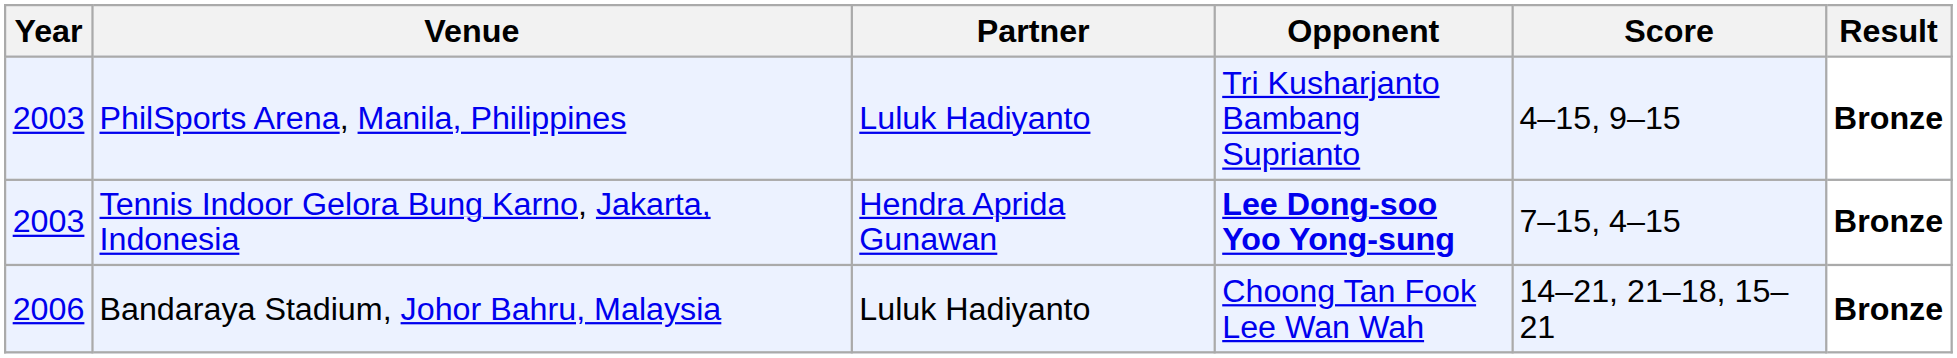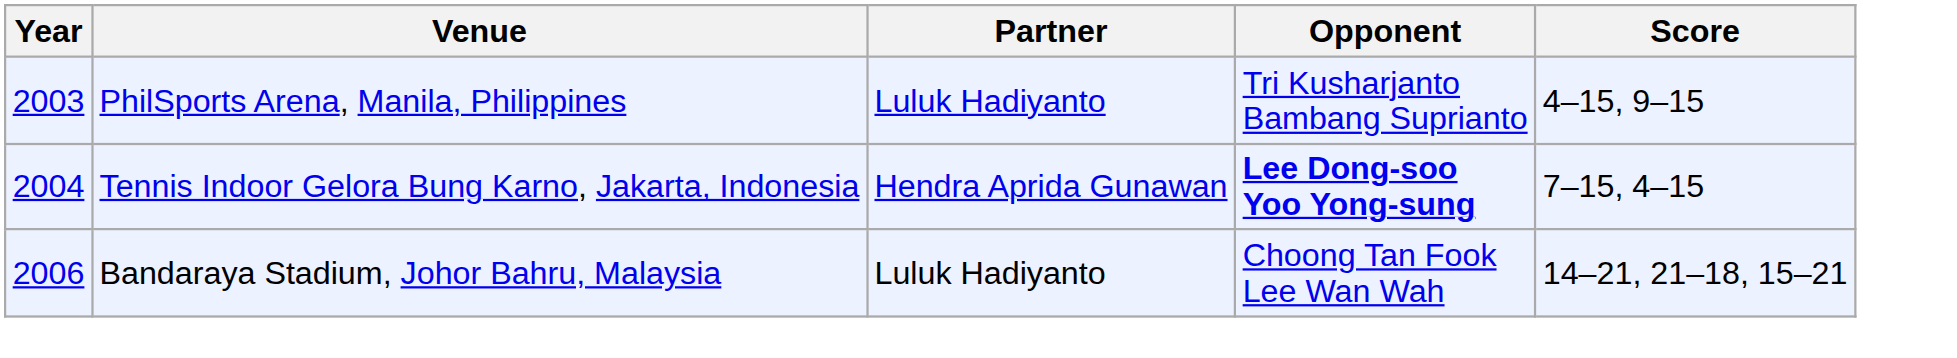- column: (1889, 31)
(49, 223) 2003 -> (49, 187) 2004
